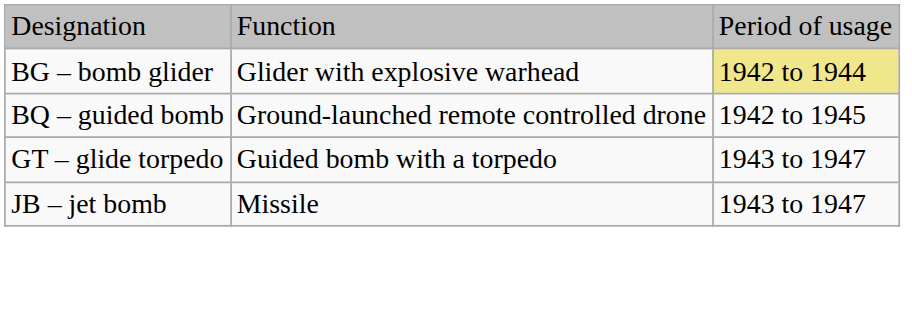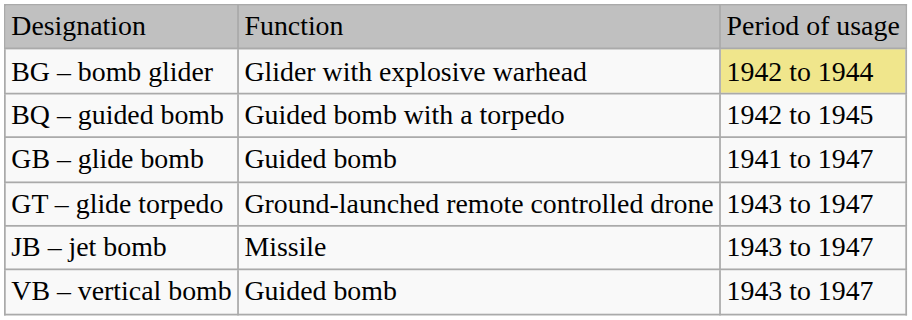(471, 114) Ground-launched remote controlled drone -> (405, 114) Guided bomb with a torpedo
+ row: (108, 159)
(397, 159) Guided bomb with a torpedo -> (479, 203) Ground-launched remote controlled drone
+ row: (121, 291)
